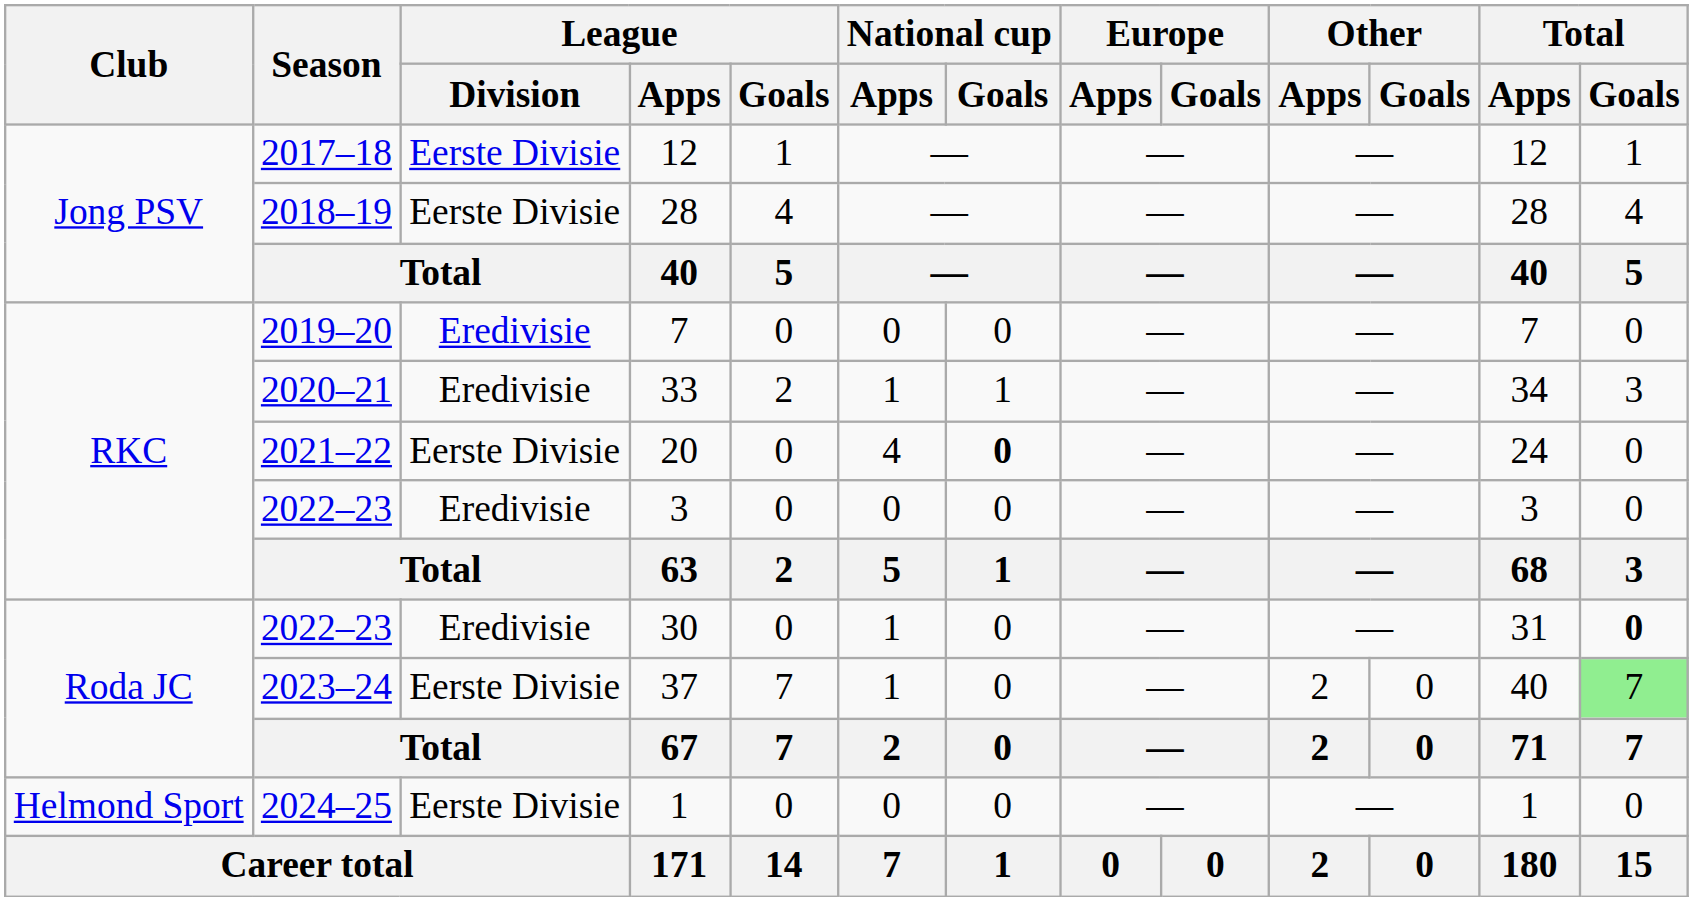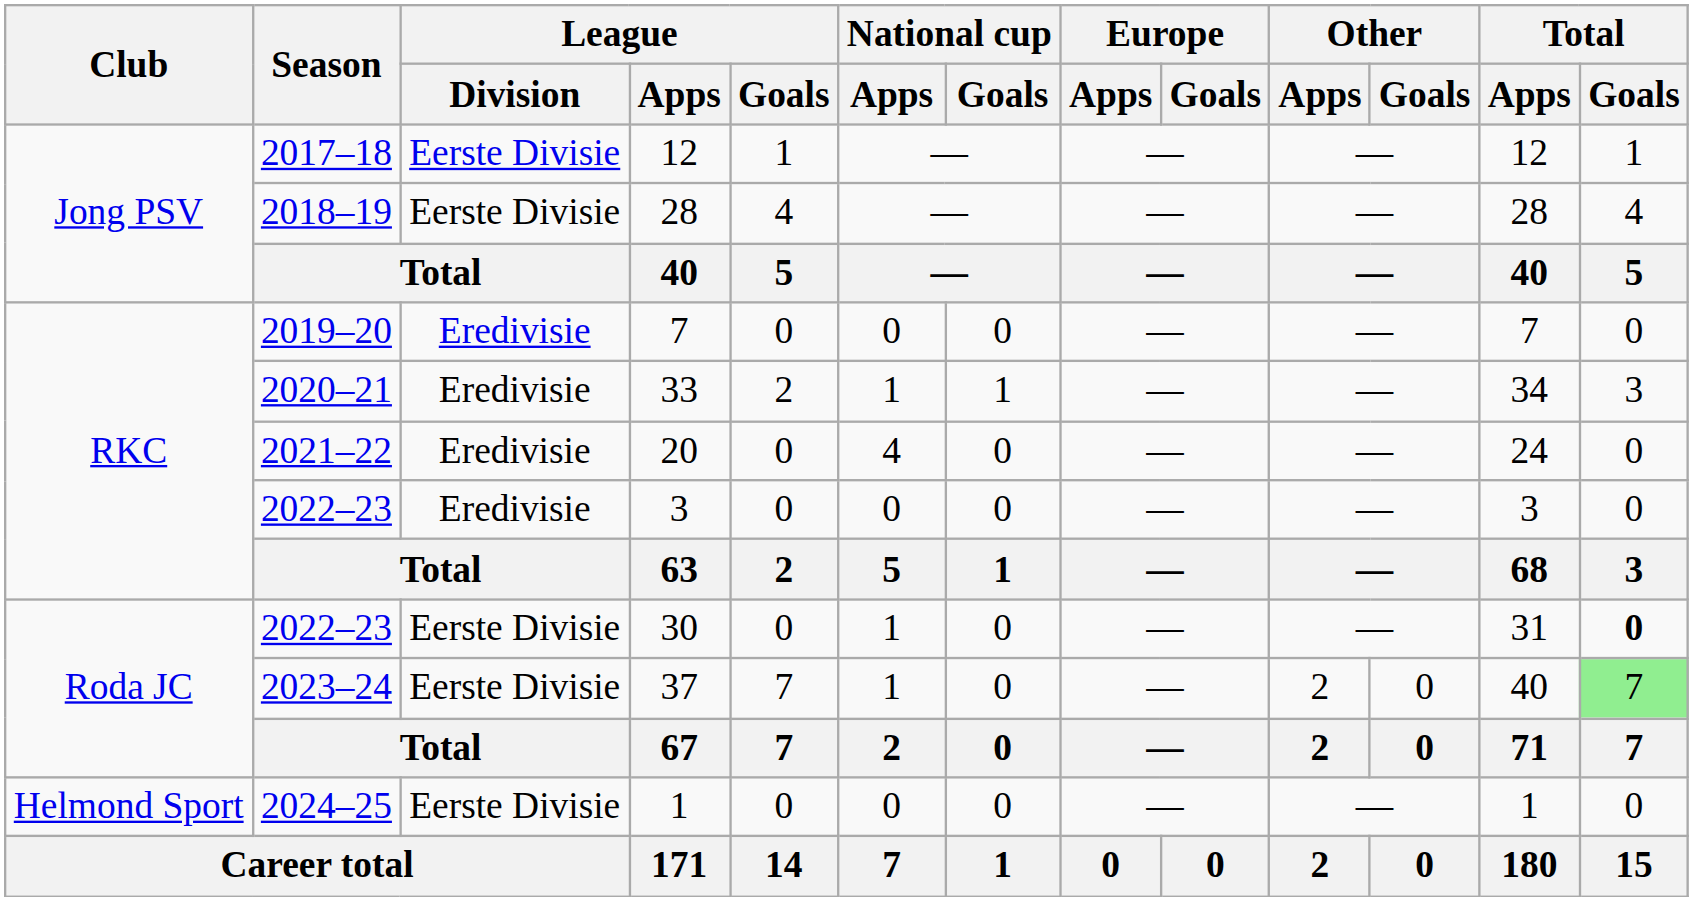(515, 449) Eerste Divisie -> (515, 449) Eredivisie
(1003, 449) bold -> (1003, 449) normal
(515, 627) Eredivisie -> (515, 627) Eerste Divisie
